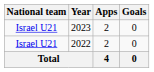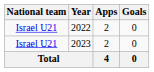rows swapped: (81, 43) <-> (81, 28)
